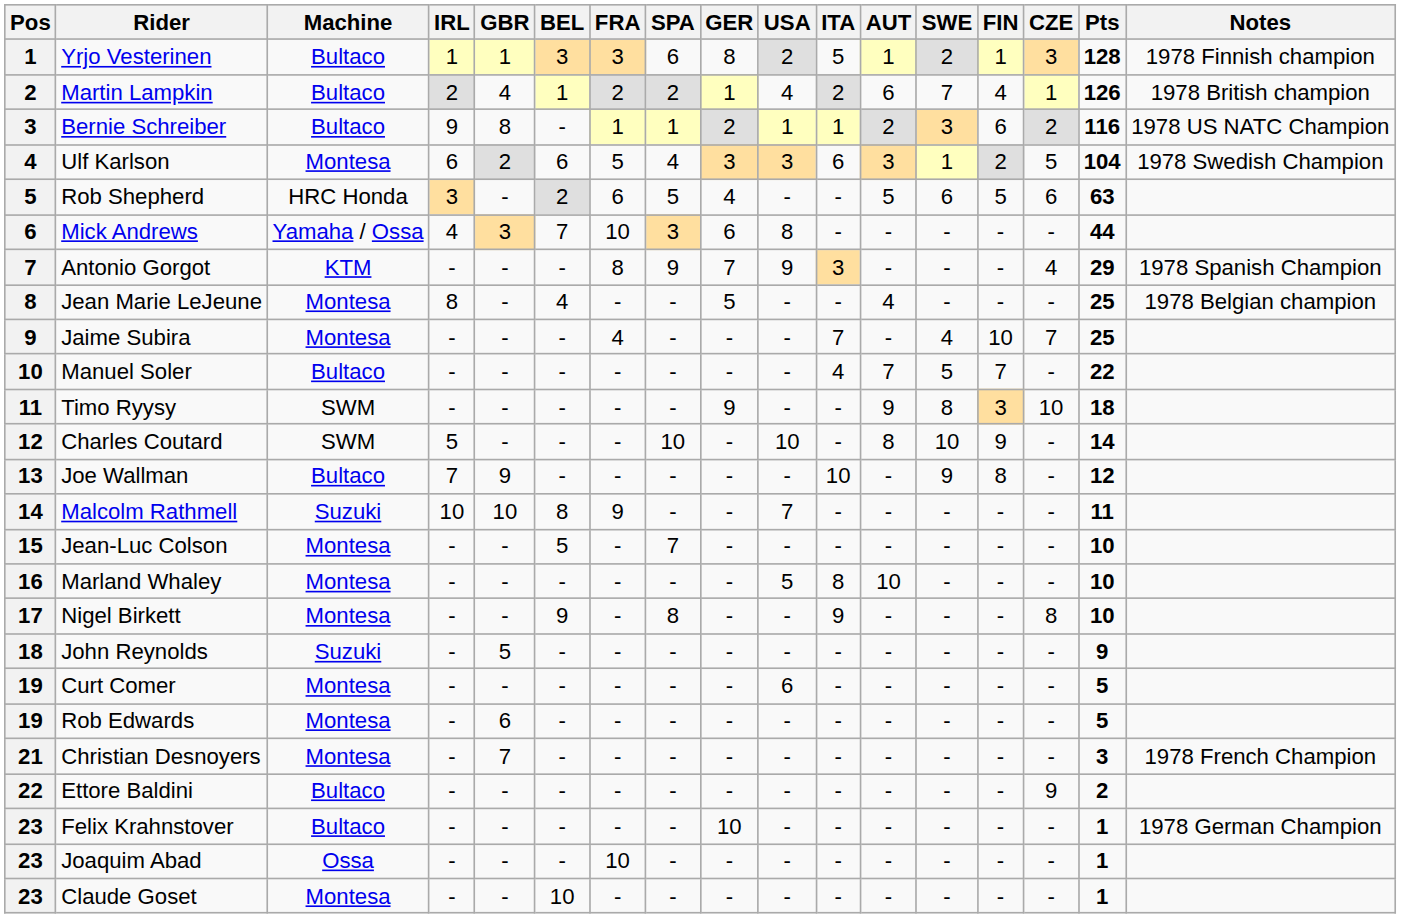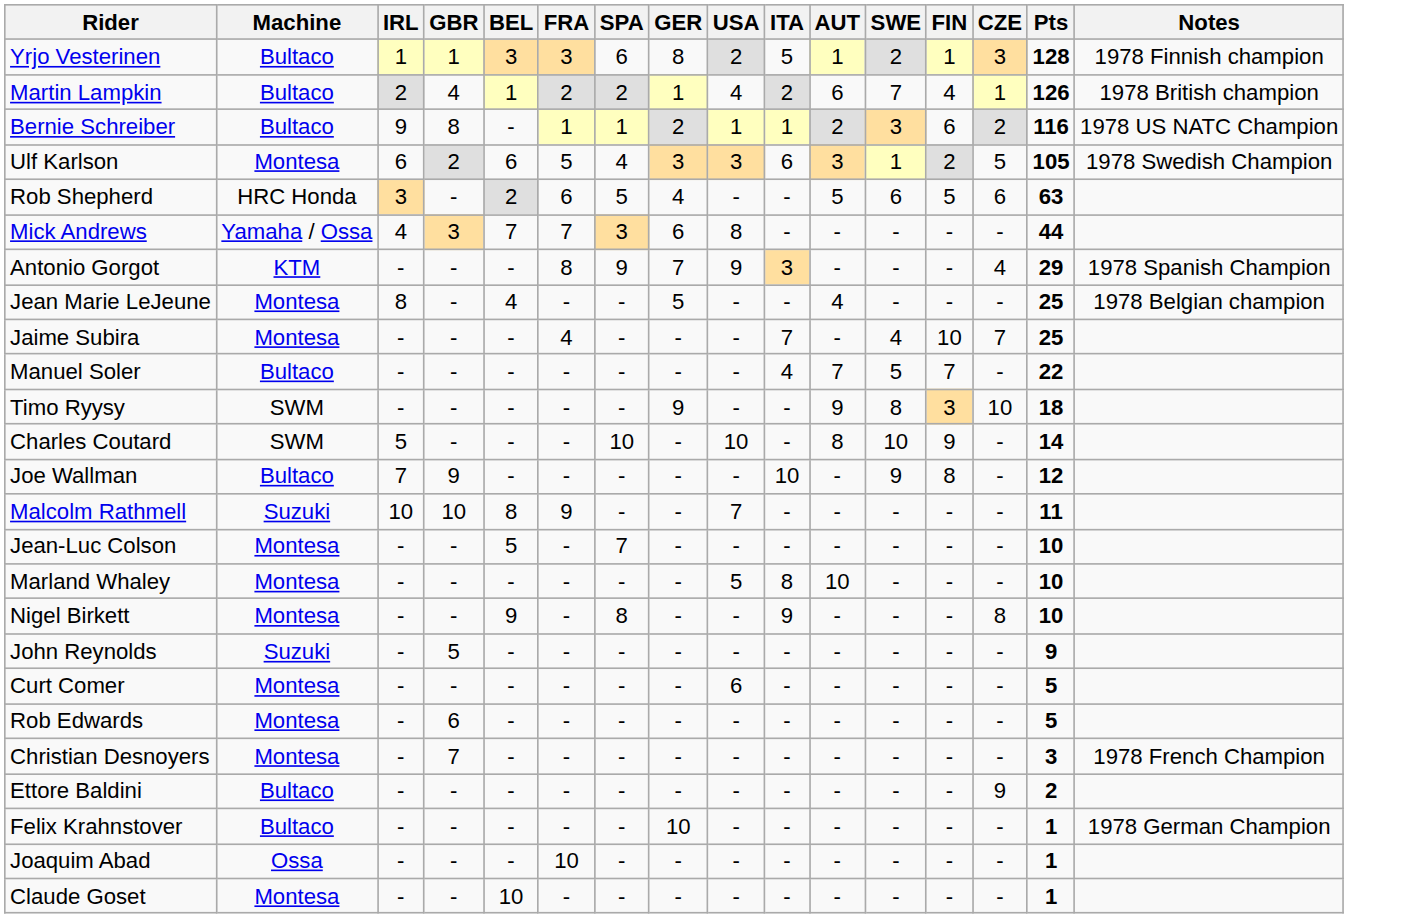- column: (30, 22)
(1102, 162) 104 -> (1051, 162) 105
(618, 232) 10 -> (566, 232) 7
